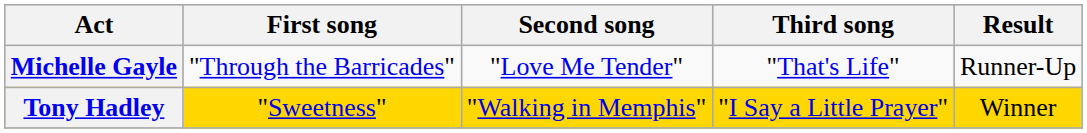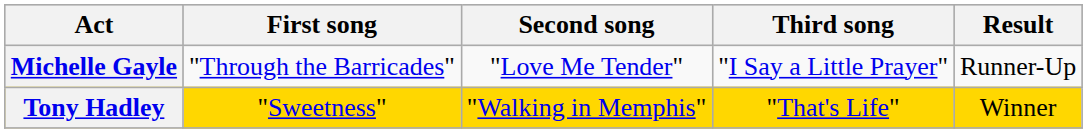(833, 66) "That's Life" -> (833, 66) "I Say a Little Prayer"
(833, 107) "I Say a Little Prayer" -> (833, 107) "That's Life"
